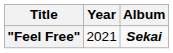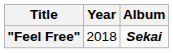(102, 36) 2021 -> (102, 36) 2018
